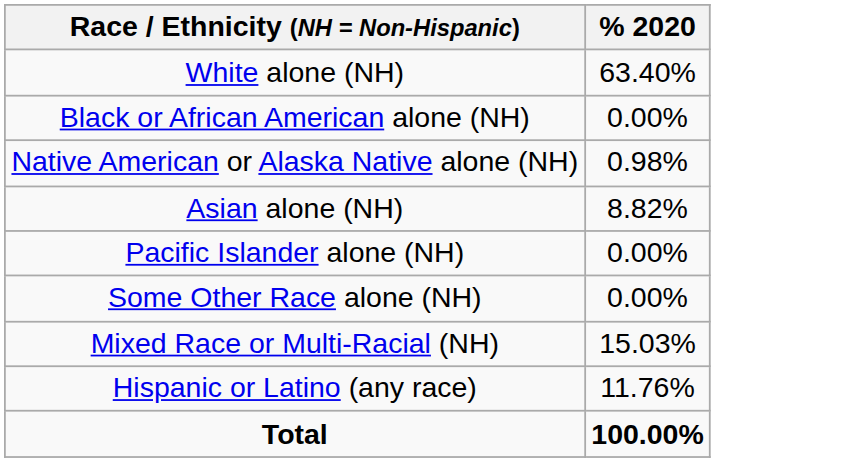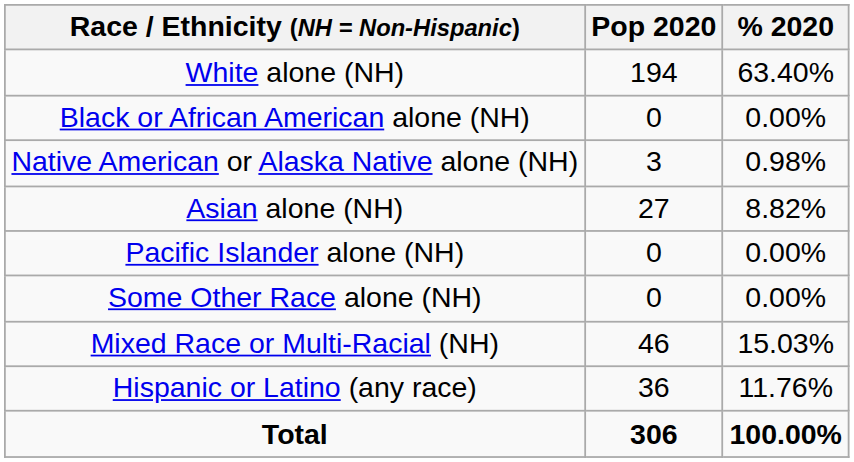+ column: (654, 27)
